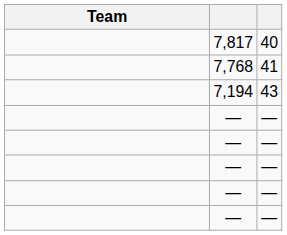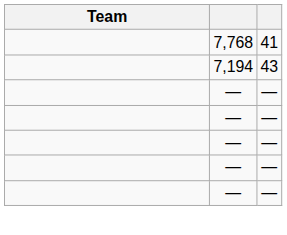- row: (233, 42)
